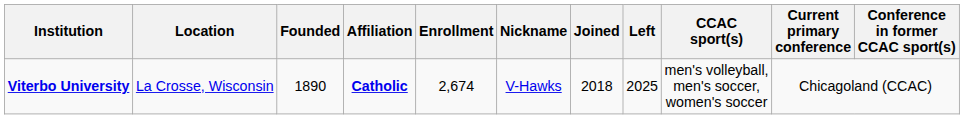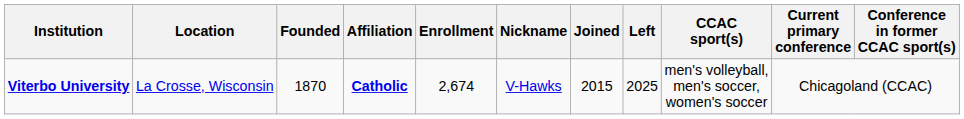(310, 86) 1890 -> (310, 86) 1870
(597, 86) 2018 -> (597, 86) 2015
